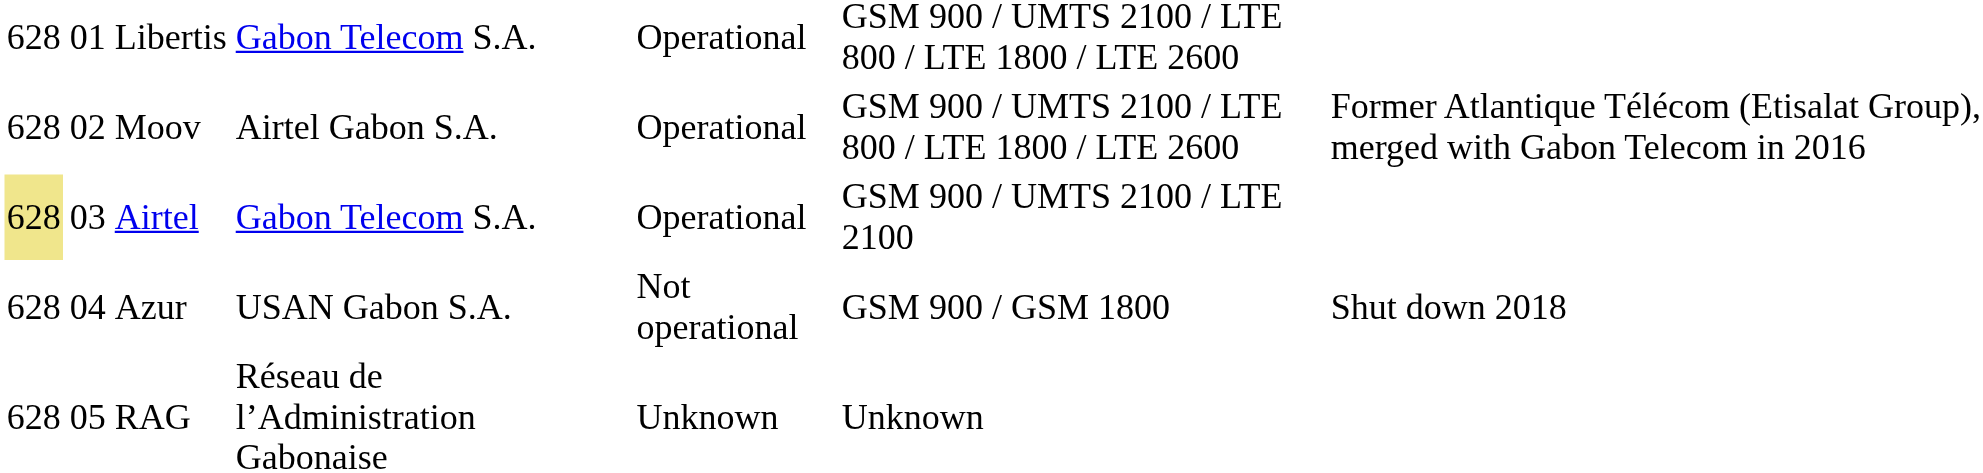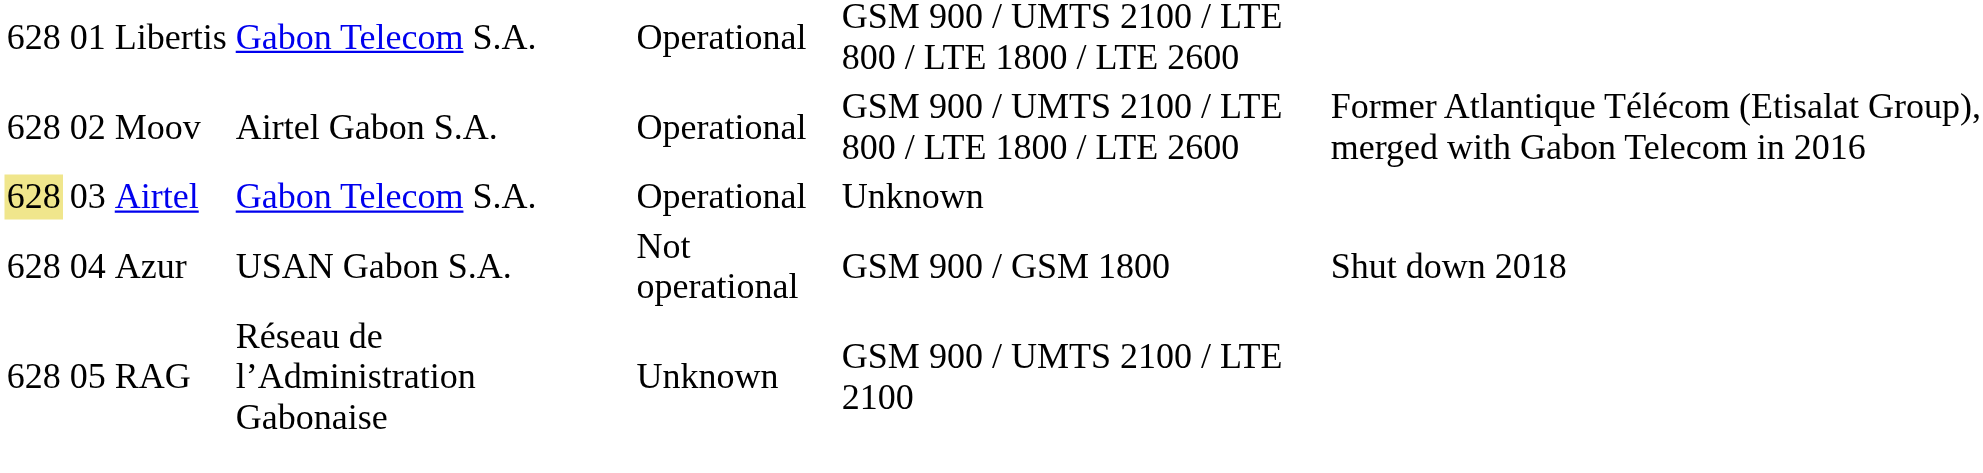(1062, 216) GSM 900 / UMTS 2100 / LTE 2100 -> (913, 196) Unknown
(913, 416) Unknown -> (1062, 376) GSM 900 / UMTS 2100 / LTE 2100
